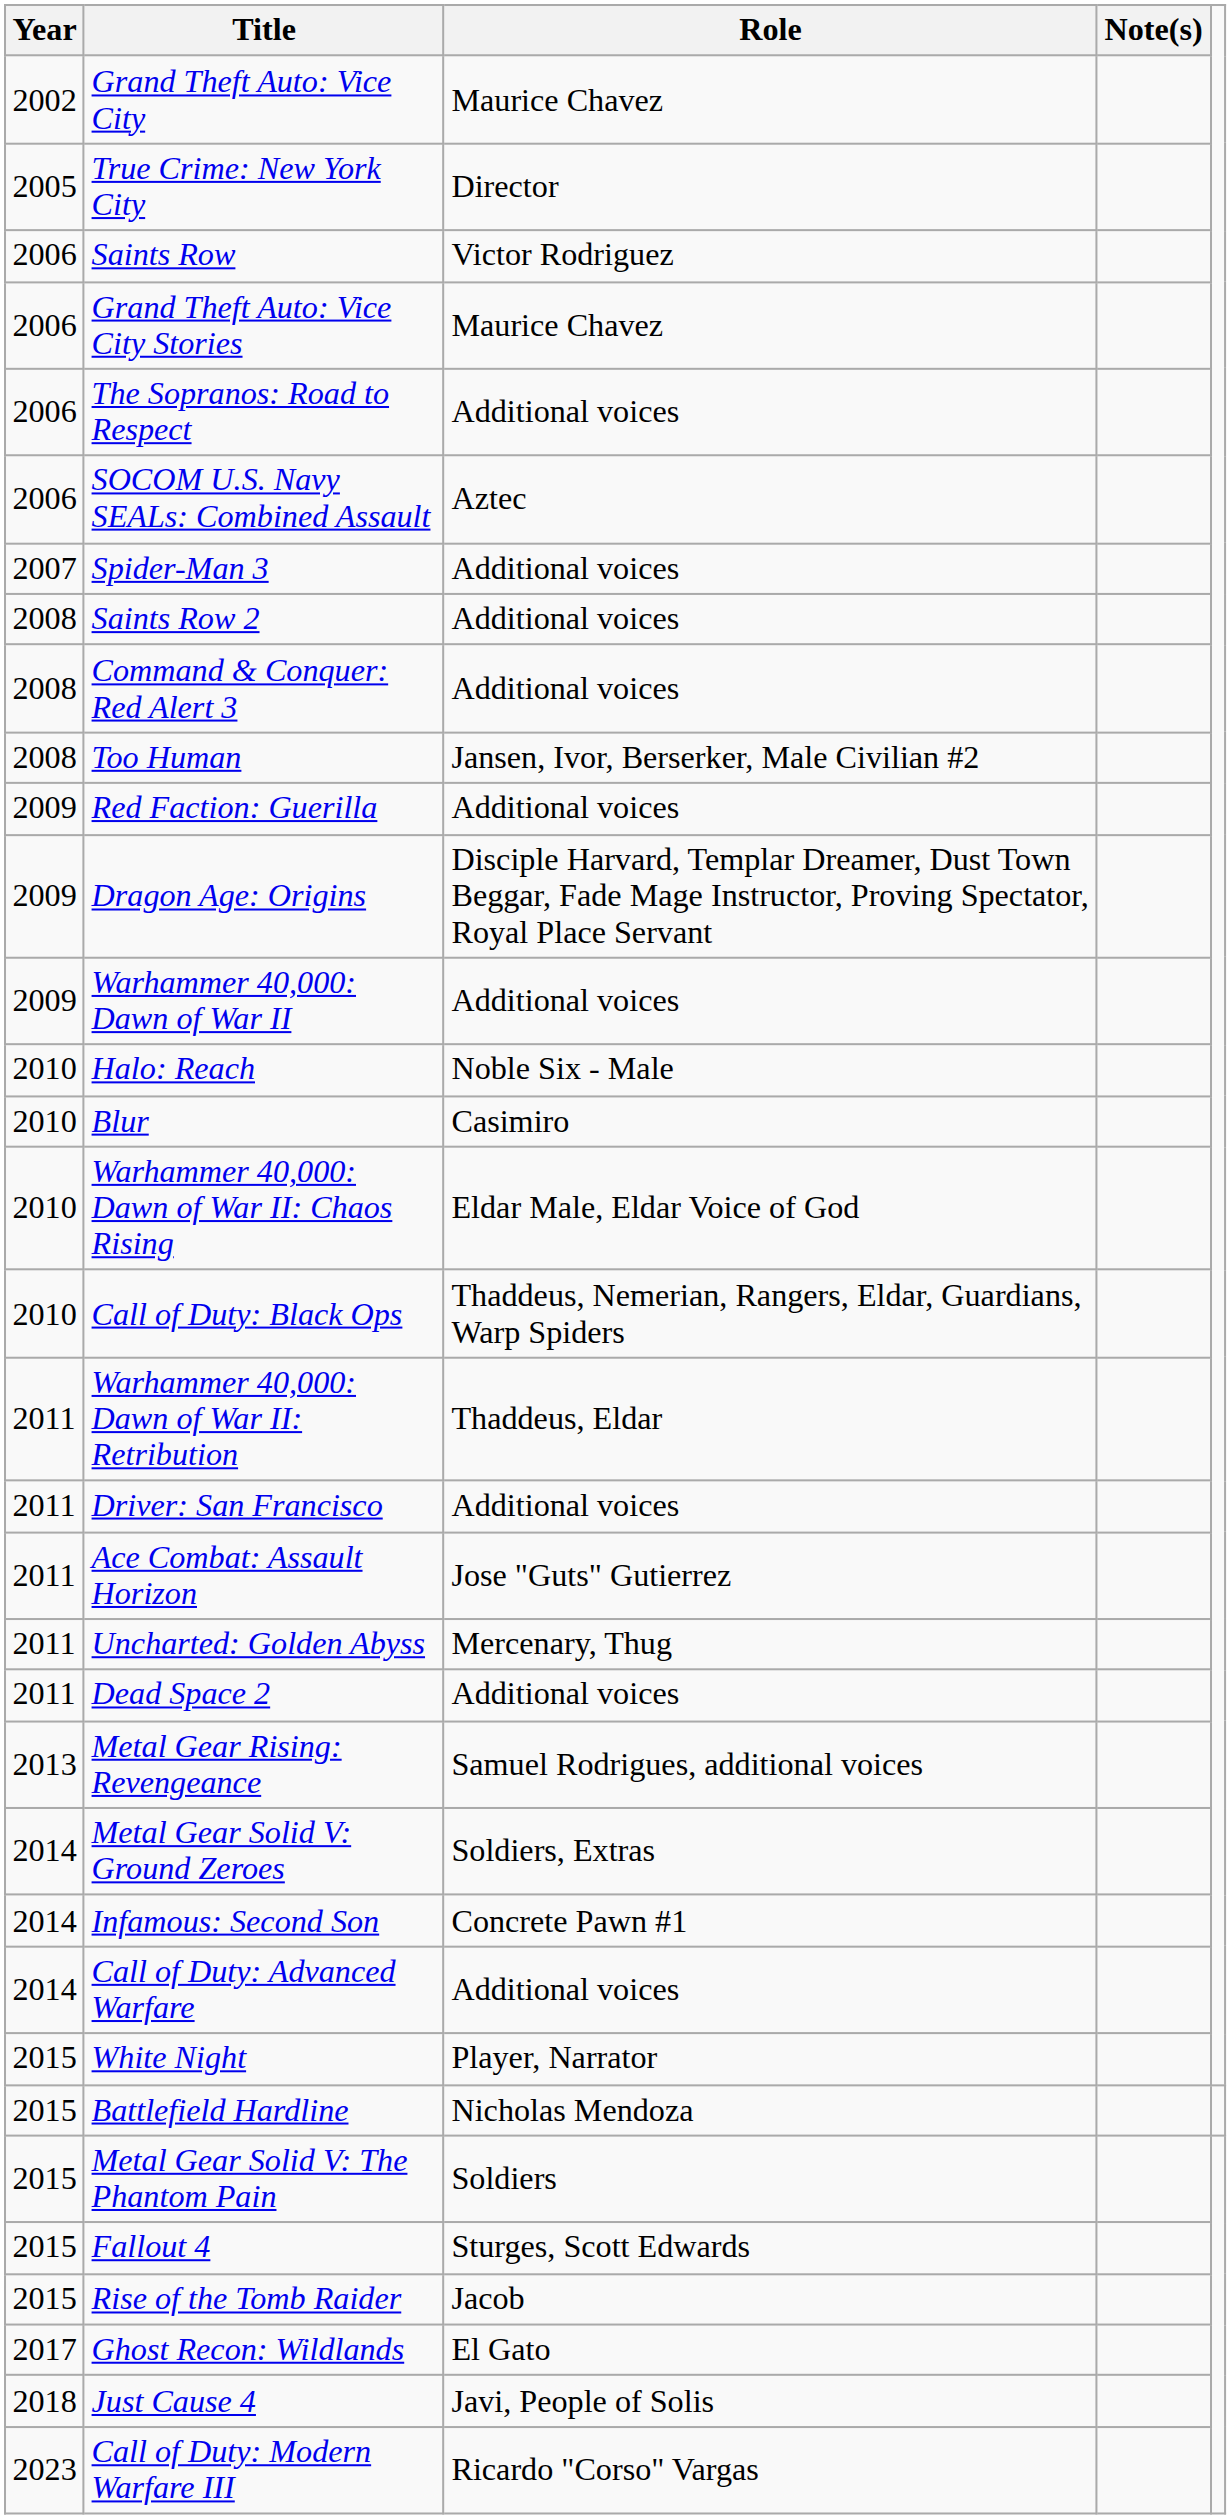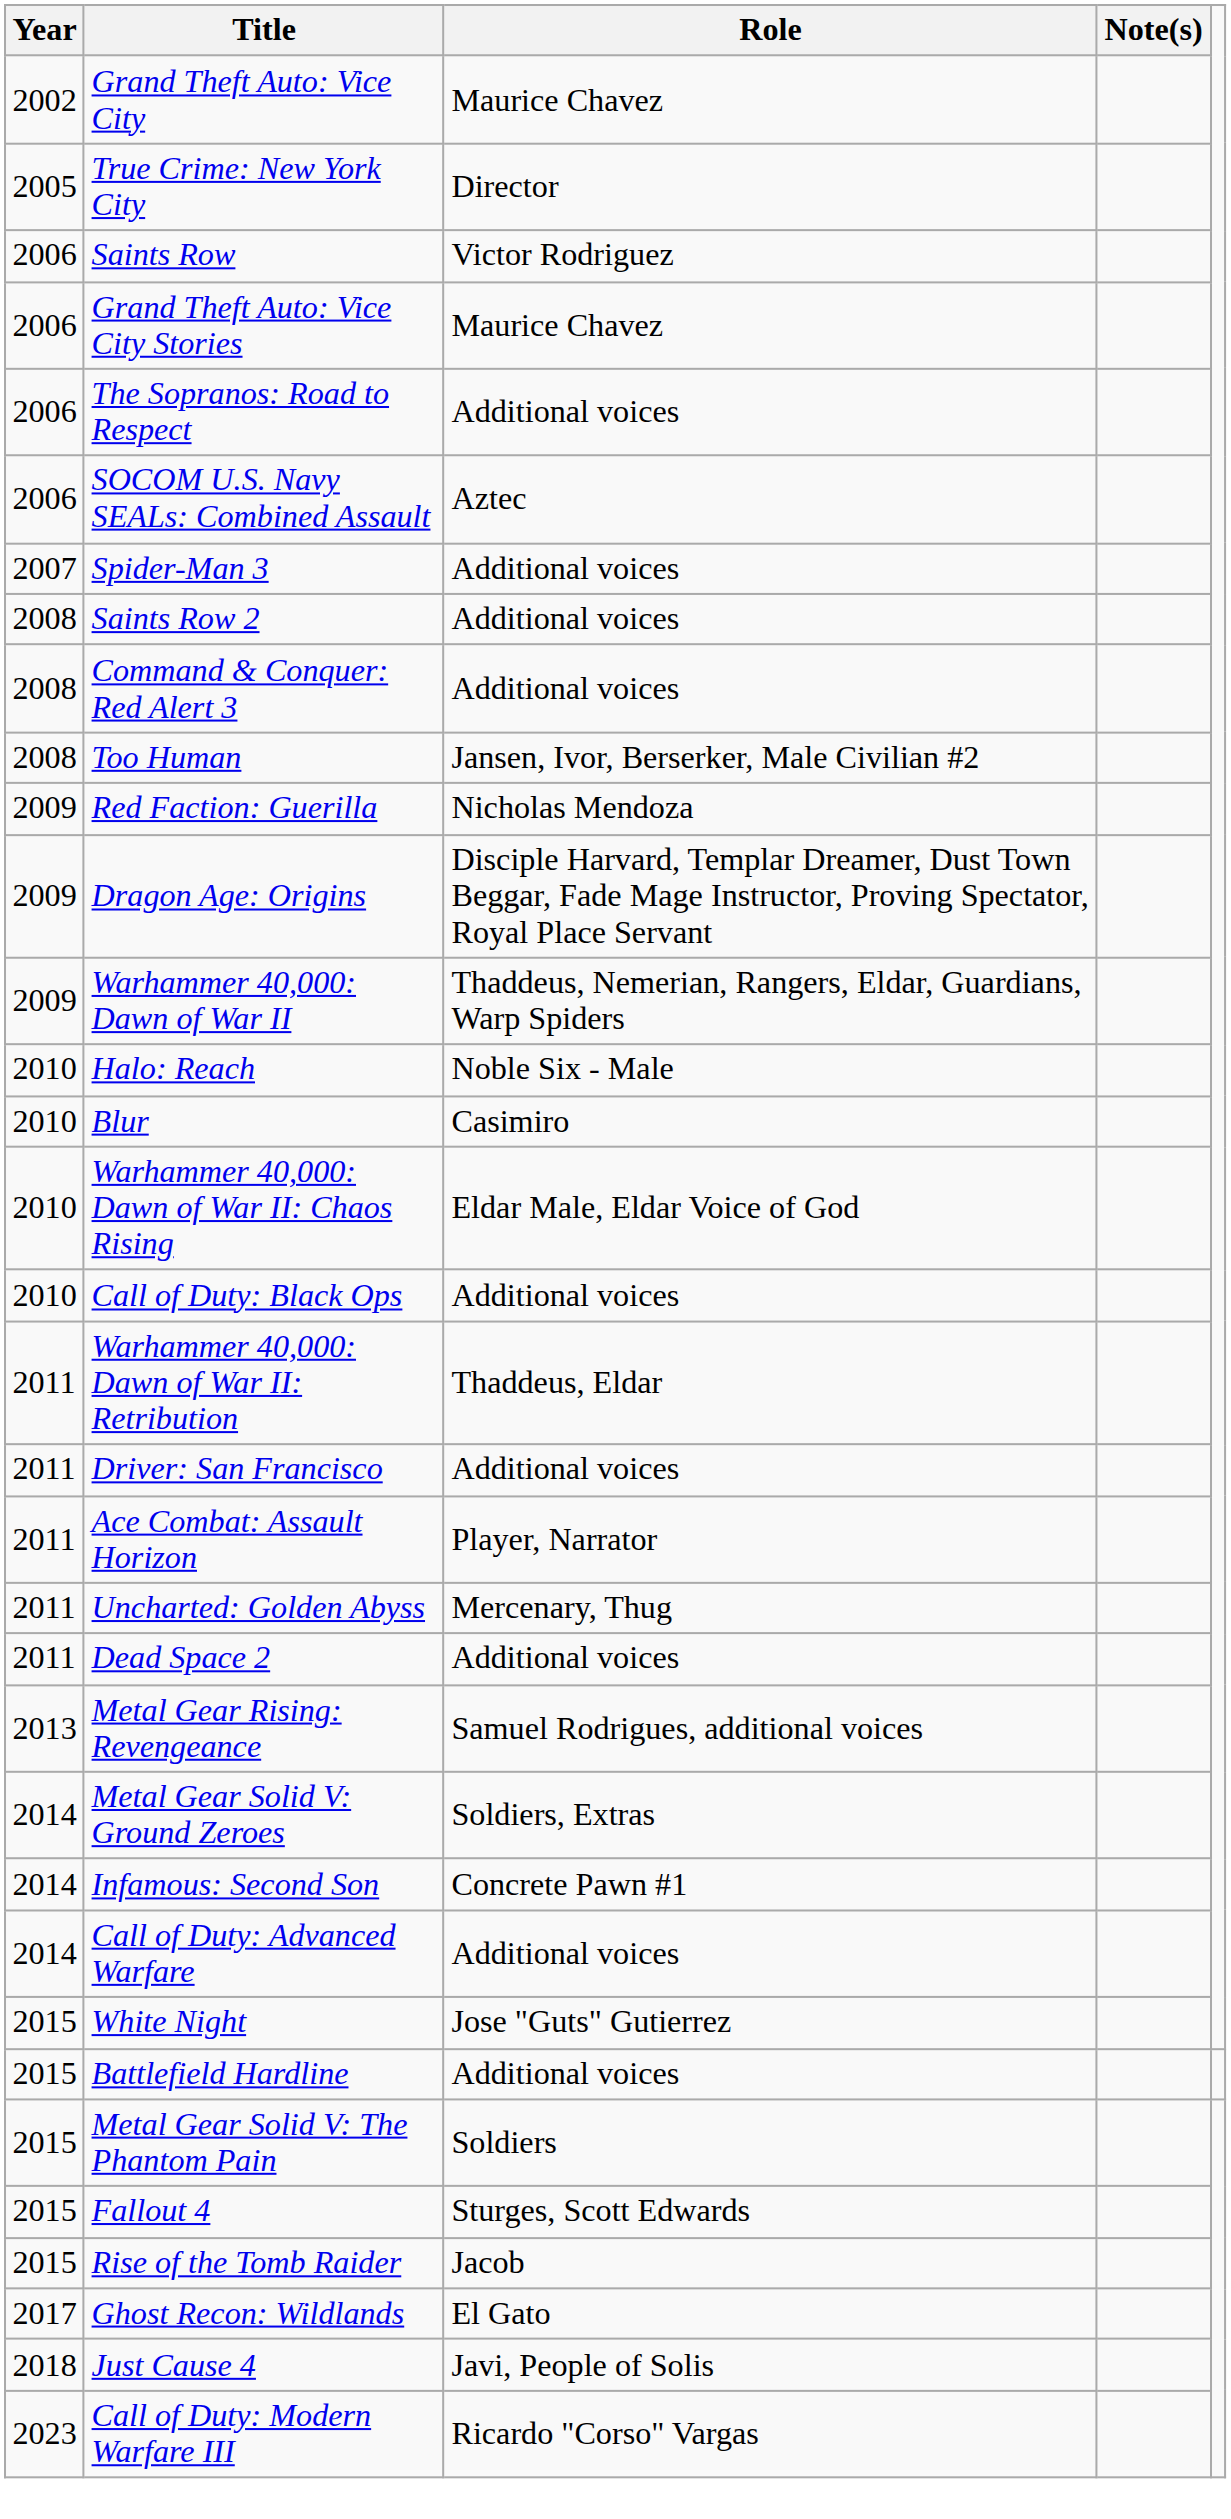(565, 808) Additional voices -> (572, 808) Nicholas Mendoza
(565, 1000) Additional voices -> (766, 1000) Thaddeus, Nemerian, Rangers, Eldar, Guardians, Warp Spiders
(766, 1313) Thaddeus, Nemerian, Rangers, Eldar, Guardians, Warp Spiders -> (565, 1295) Additional voices
(591, 1574) Jose "Guts" Gutierrez -> (554, 1538) Player, Narrator
(554, 2058) Player, Narrator -> (591, 2022) Jose "Guts" Gutierrez
(572, 2109) Nicholas Mendoza -> (565, 2073) Additional voices
